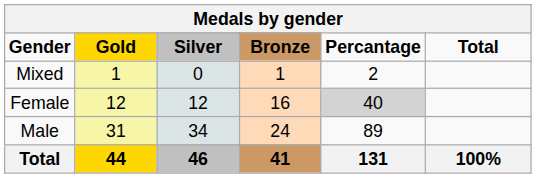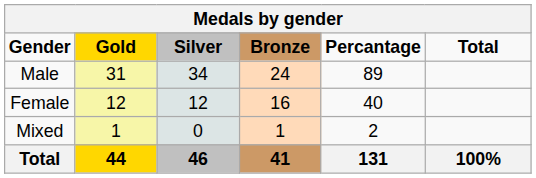rows swapped: (40, 131) <-> (40, 75)
(373, 103) lightgrey background -> (373, 103) no background
